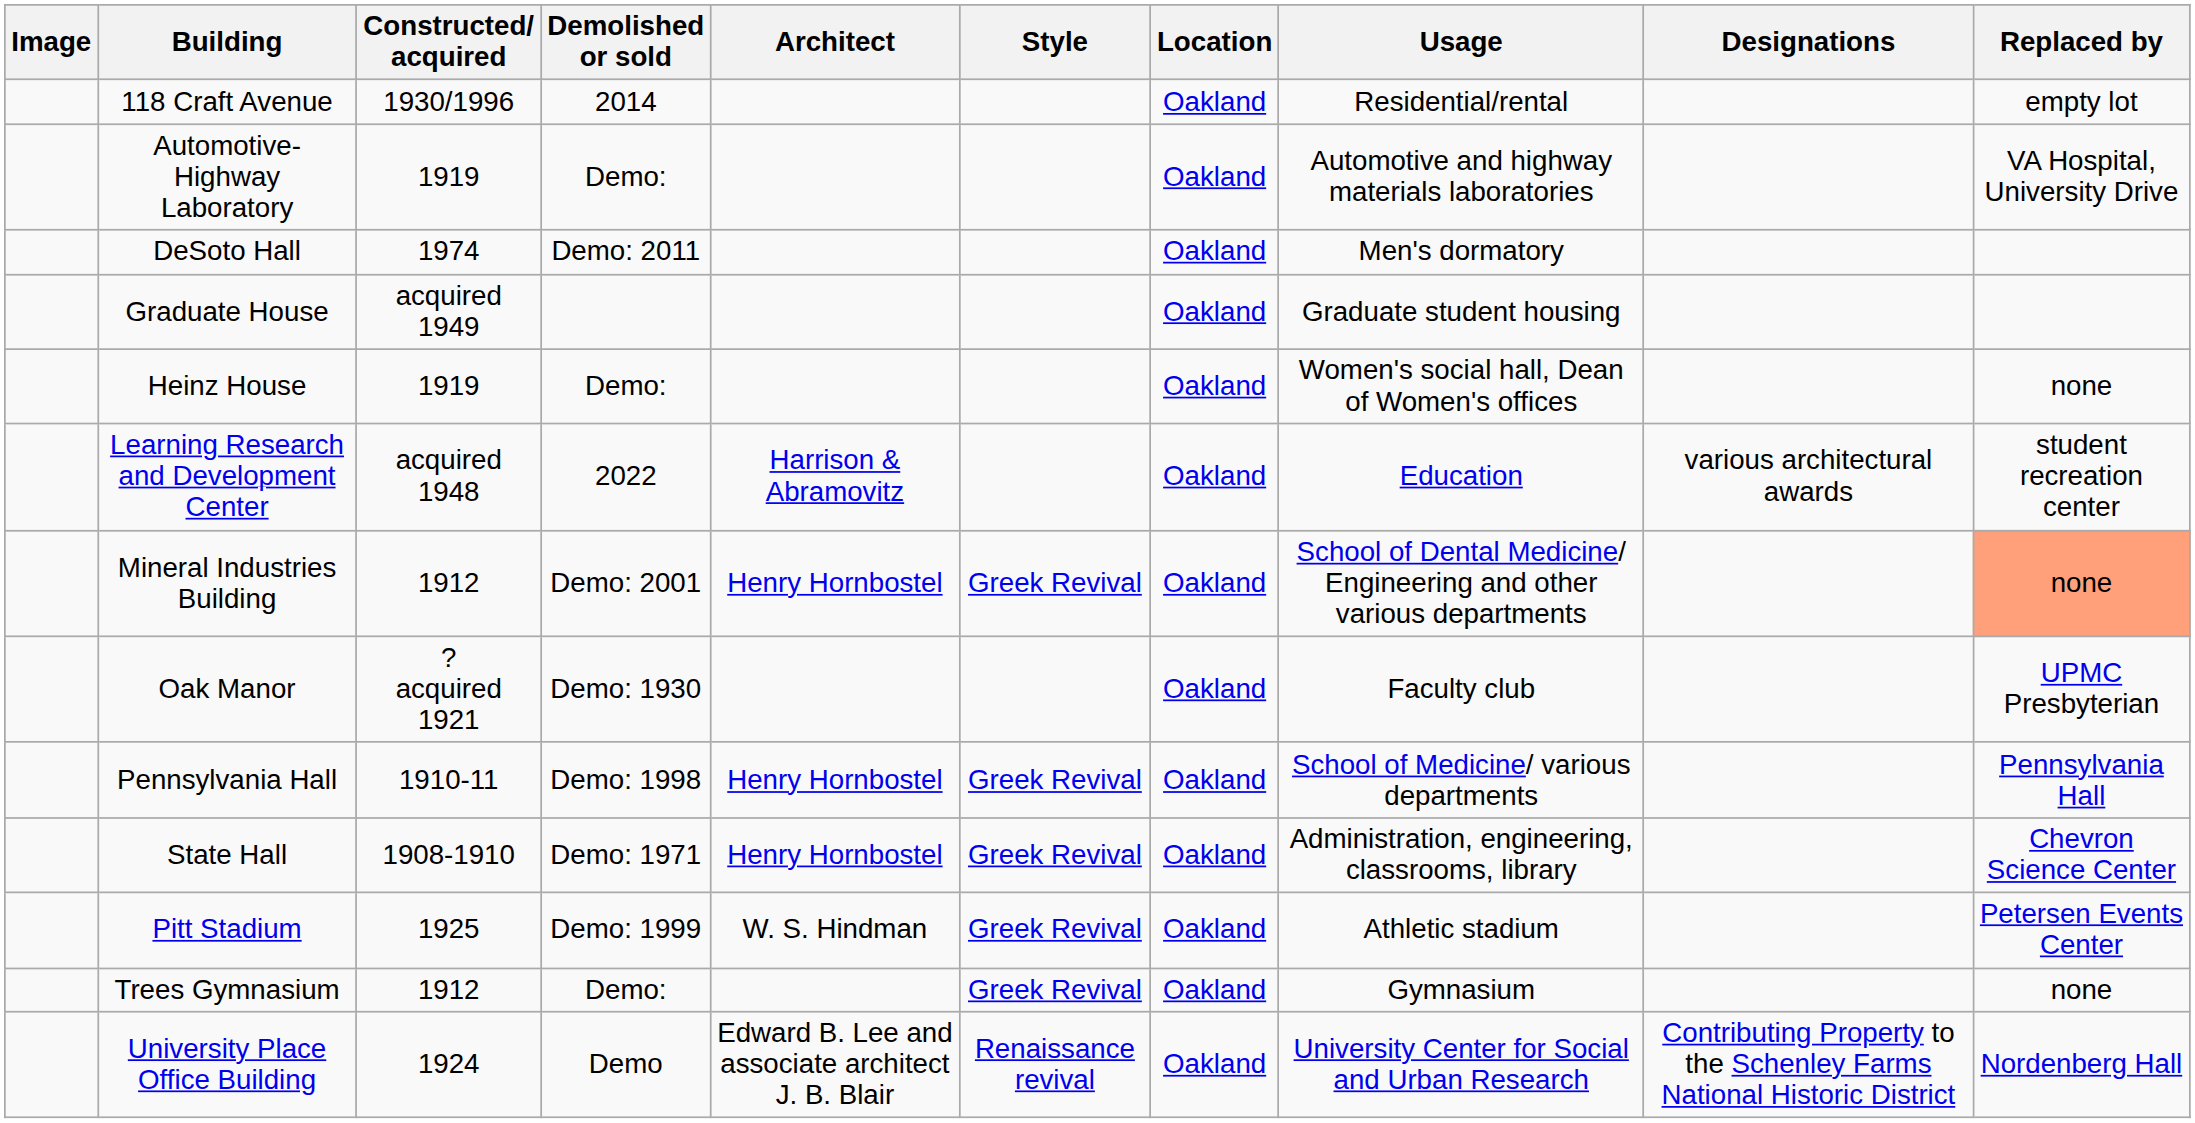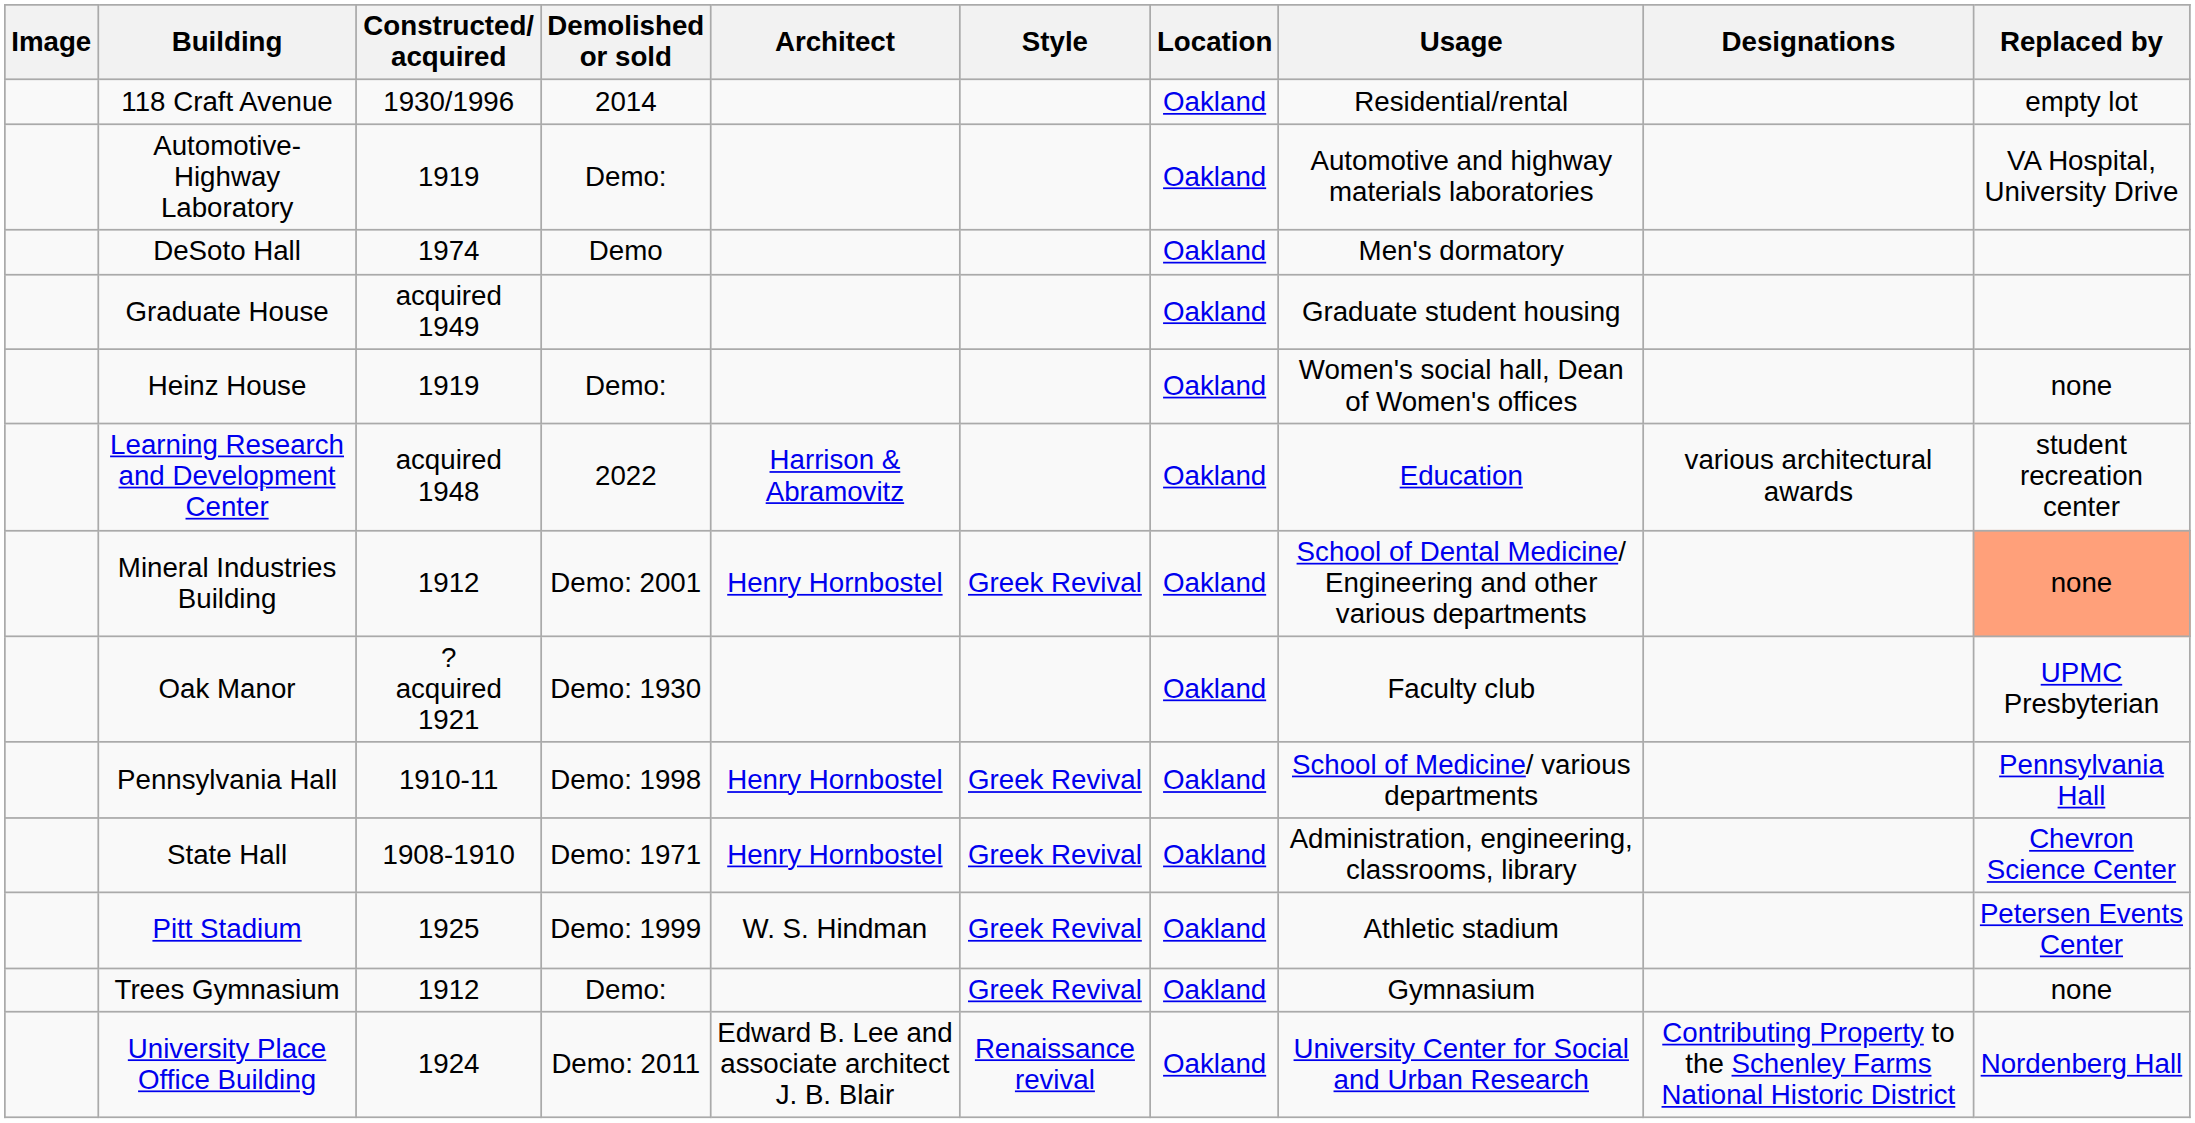(626, 251) Demo: 2011 -> (626, 251) Demo
(626, 1064) Demo -> (626, 1064) Demo: 2011
